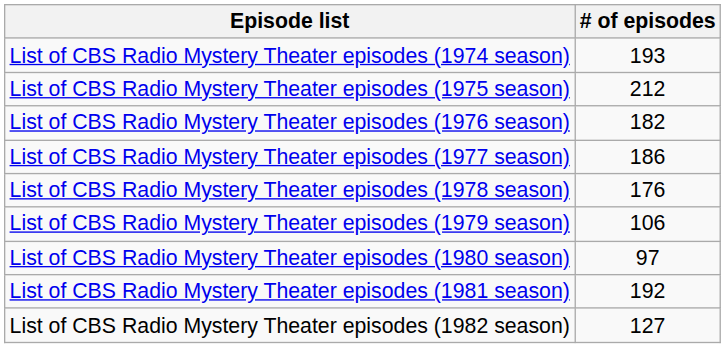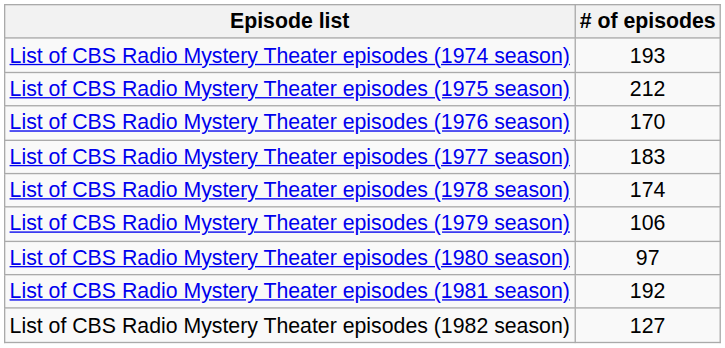(648, 122) 182 -> (648, 122) 170
(648, 156) 186 -> (648, 156) 183
(648, 190) 176 -> (648, 190) 174
